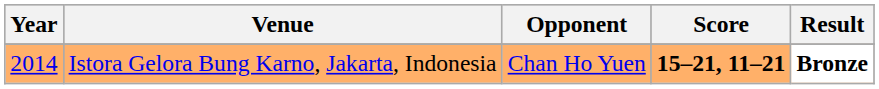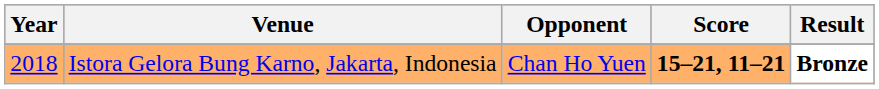(34, 63) 2014 -> (34, 63) 2018
